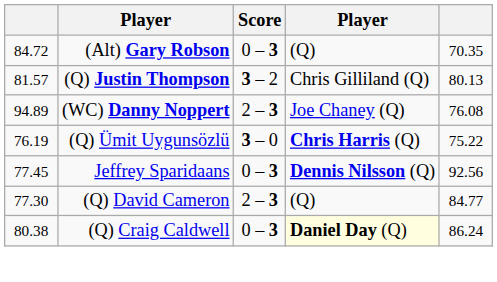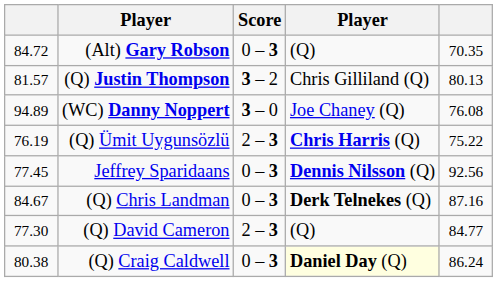(260, 110) 2 – 3 -> (260, 110) 3 – 0
(260, 140) 3 – 0 -> (260, 140) 2 – 3
+ row: (158, 200)
